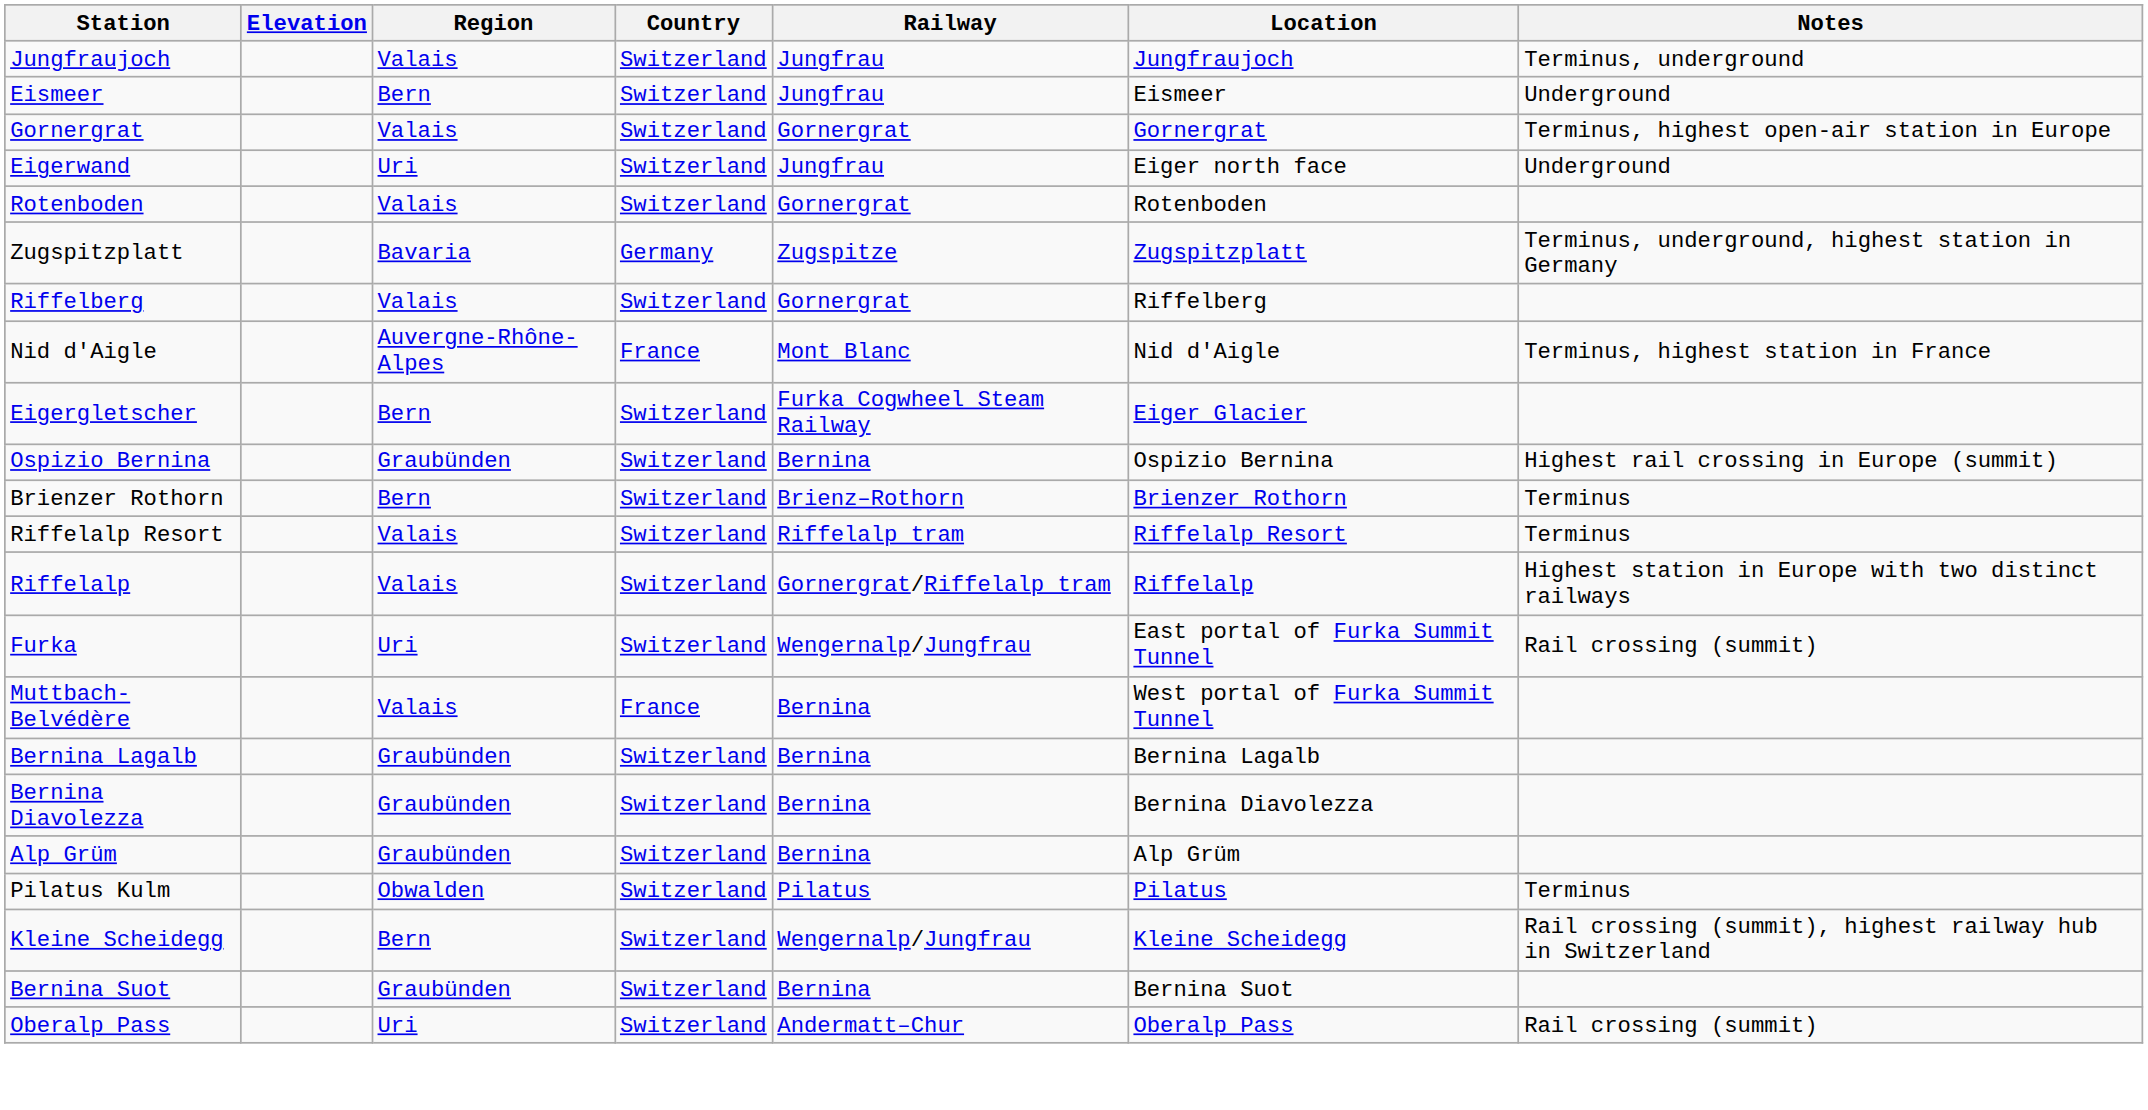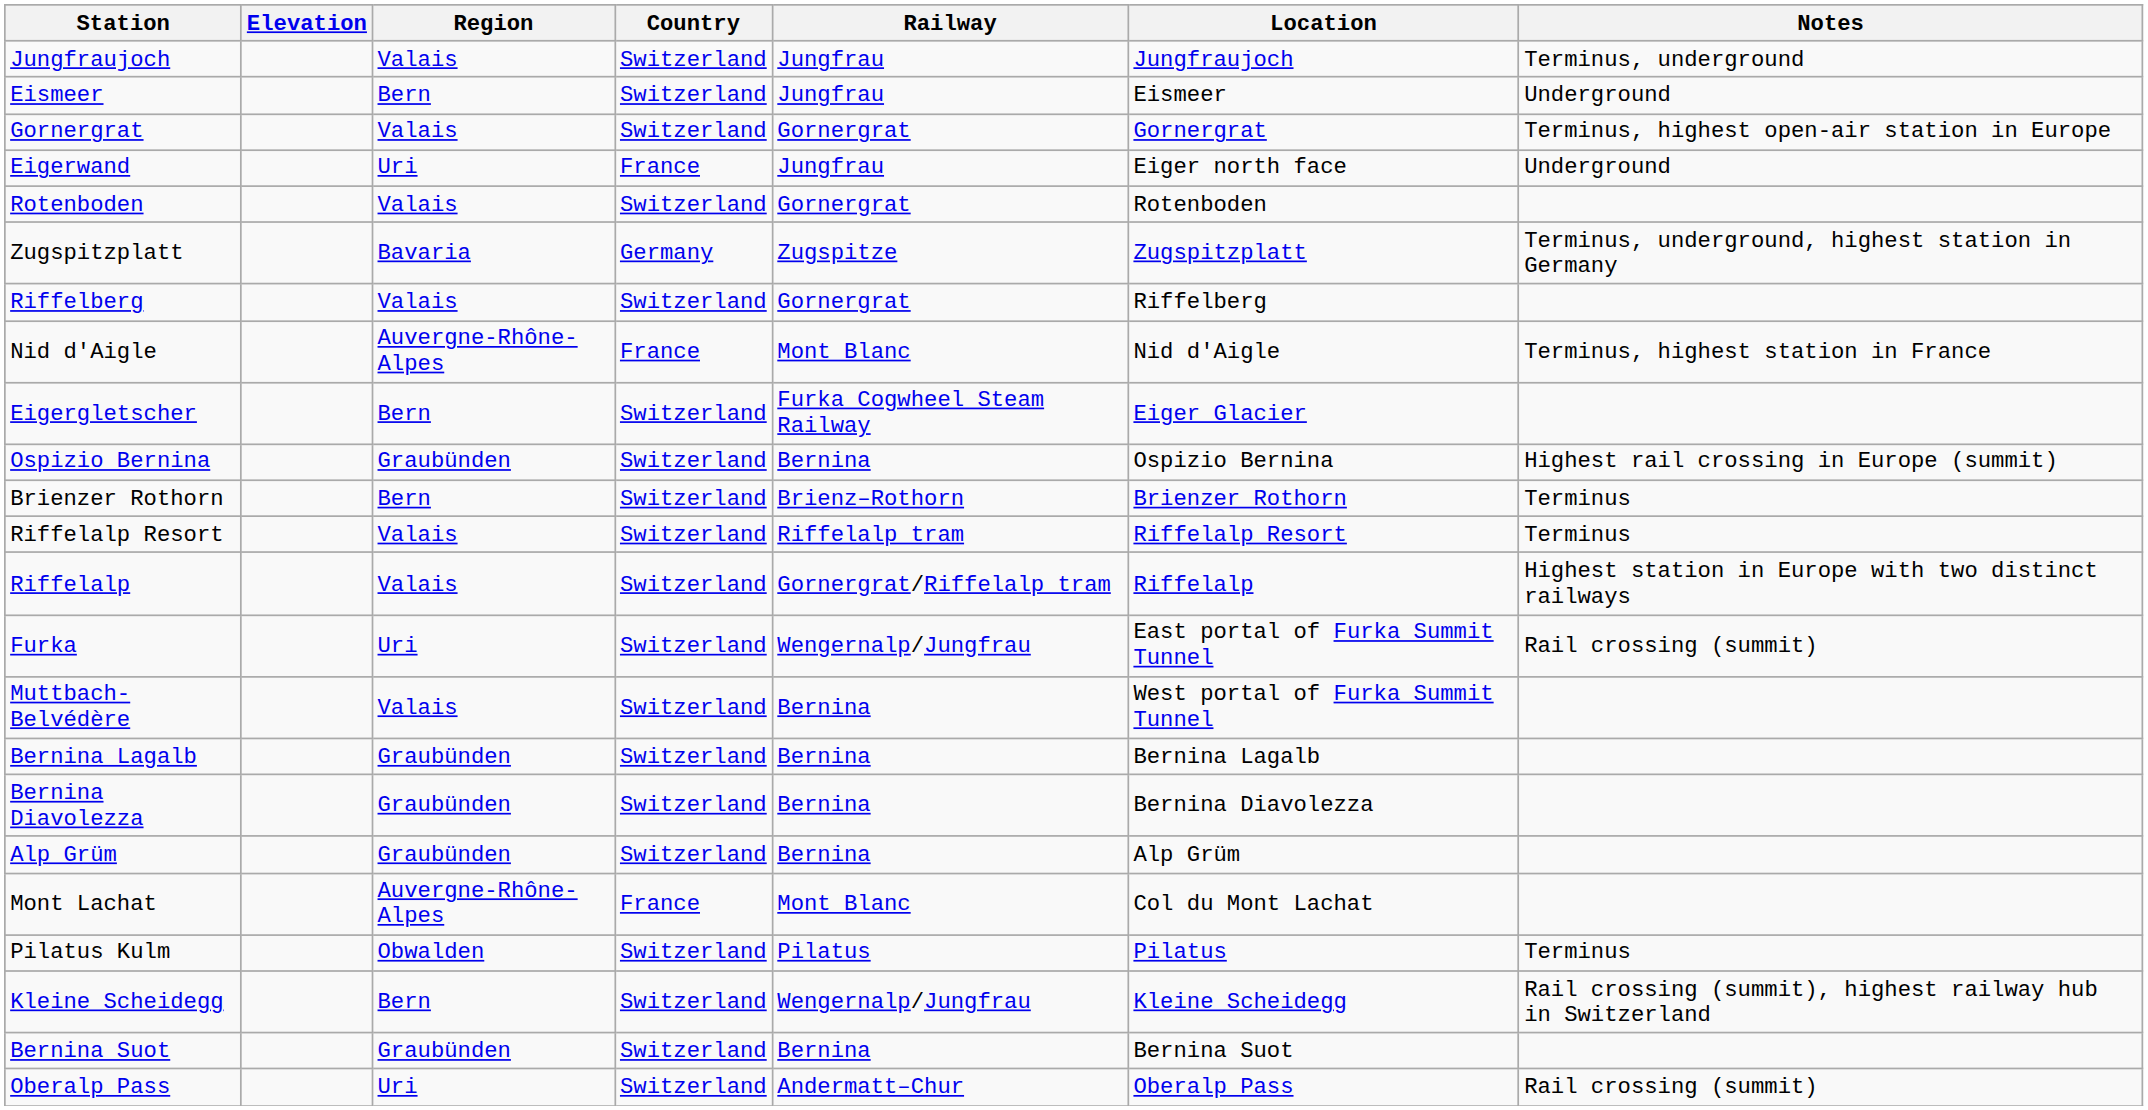(693, 168) Switzerland -> (660, 168) France
(660, 708) France -> (693, 708) Switzerland
+ row: (84, 904)
